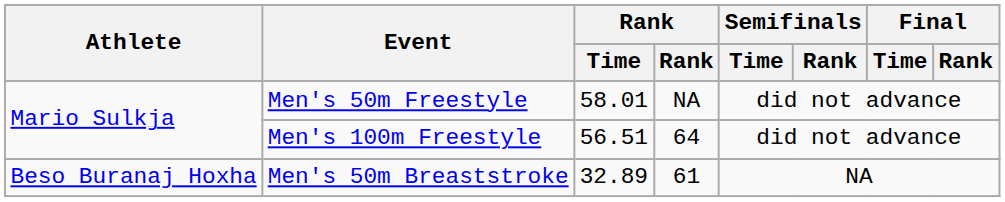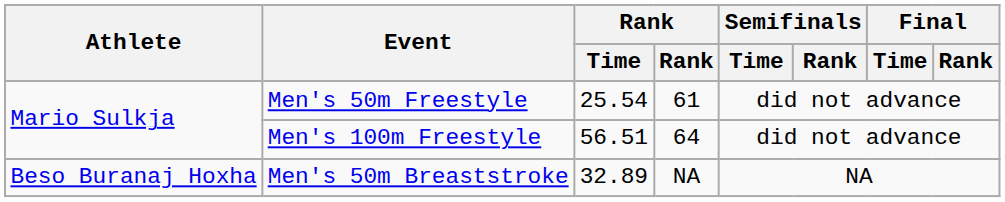(614, 100) 58.01 -> (614, 100) 25.54
(686, 100) NA -> (686, 100) 61
(686, 177) 61 -> (686, 177) NA
